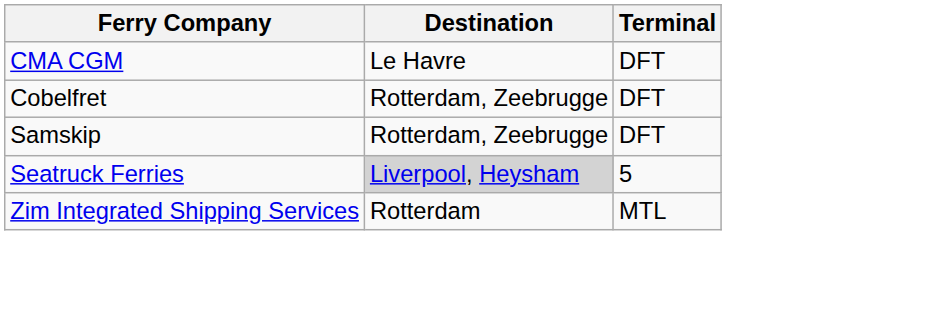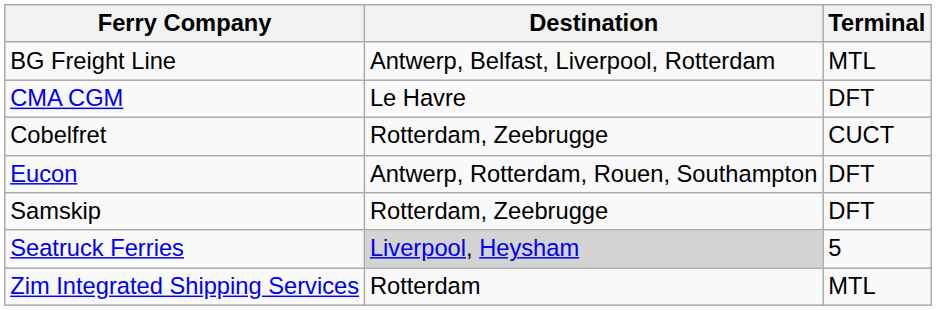+ row: (93, 60)
(642, 98) DFT -> (861, 135) CUCT
+ row: (44, 173)
